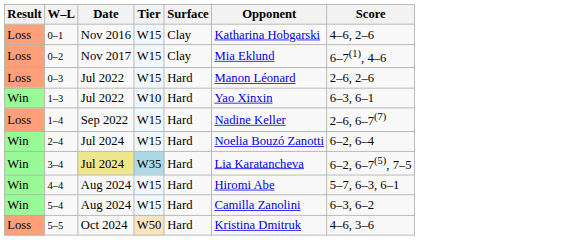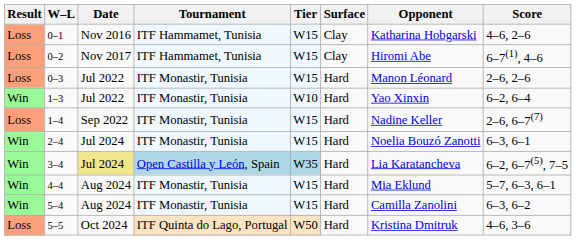+ column: (212, 14)
(244, 56) Mia Eklund -> (401, 56) Hiromi Abe
(352, 98) 6–3, 6–1 -> (508, 98) 6–2, 6–4
(352, 141) 6–2, 6–4 -> (508, 141) 6–3, 6–1
(244, 185) Hiromi Abe -> (401, 185) Mia Eklund
